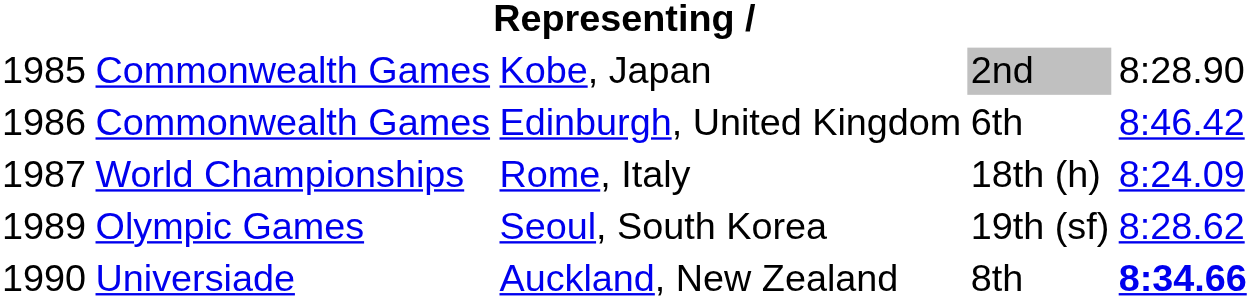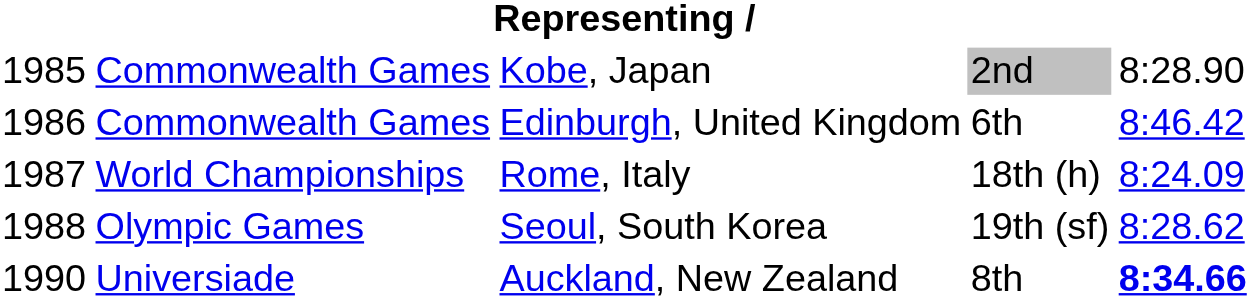(44, 226) 1989 -> (44, 226) 1988
